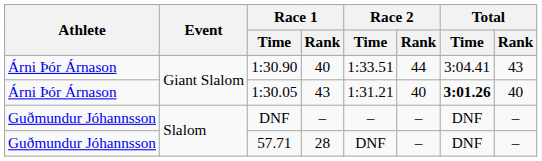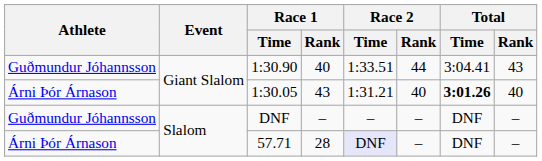(62, 67) Árni Þór Árnason -> (82, 67) Guðmundur Jóhannsson
(82, 143) Guðmundur Jóhannsson -> (62, 143) Árni Þór Árnason
(370, 143) no background -> (370, 143) lavender background
